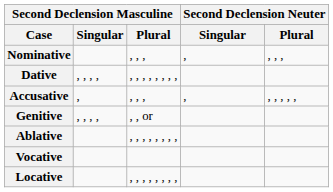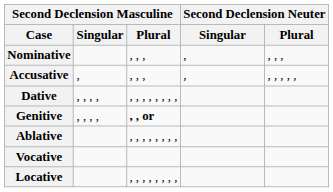rows swapped: (39, 95) <-> (39, 75)
(141, 116) normal -> (142, 116) bold
